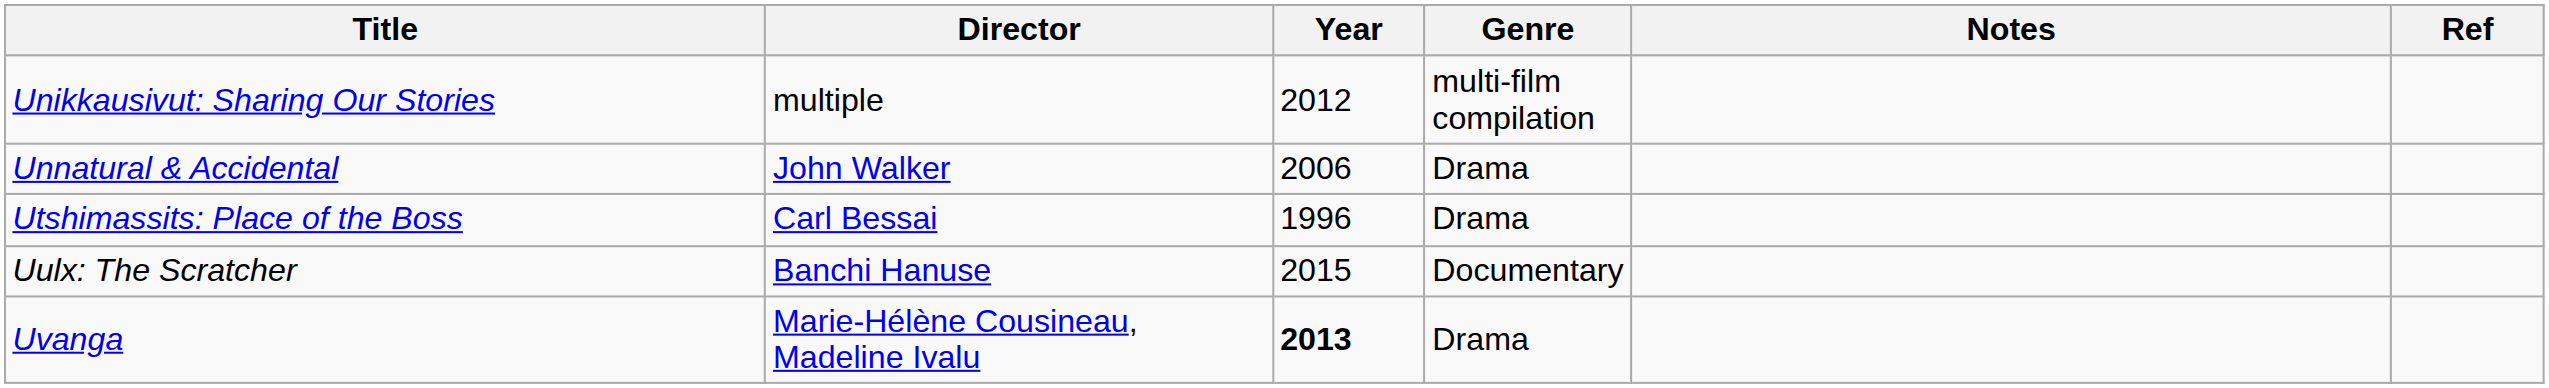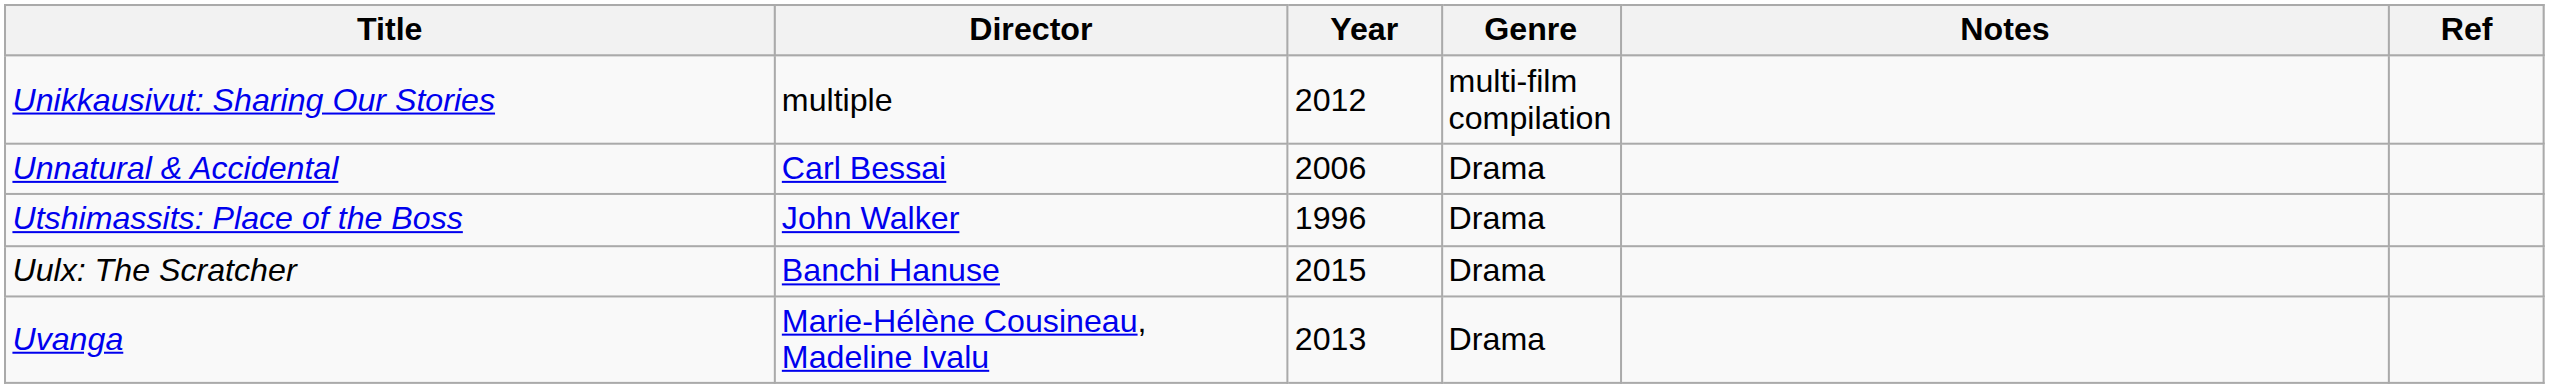(862, 168) John Walker -> (864, 168) Carl Bessai
(855, 219) Carl Bessai -> (871, 219) John Walker
(1528, 270) Documentary -> (1497, 270) Drama
(1316, 339) bold -> (1331, 339) normal
